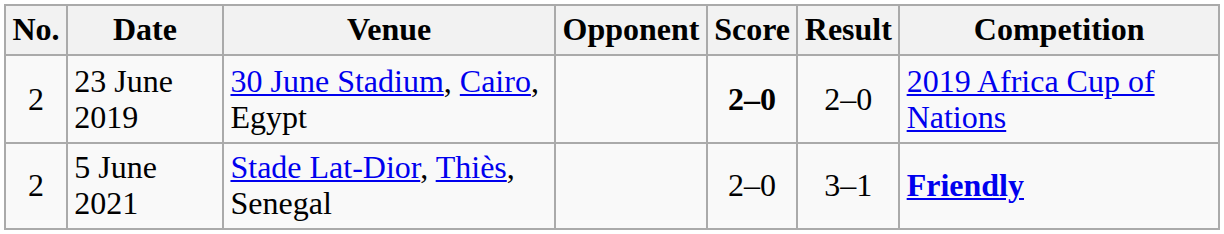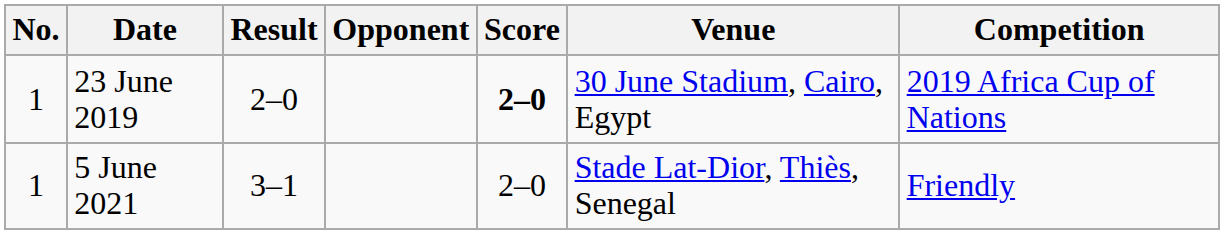columns swapped: (389, 29) <-> (848, 29)
(36, 98) 2 -> (36, 98) 1
(36, 185) 2 -> (36, 185) 1
(965, 185) bold -> (961, 185) normal
